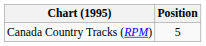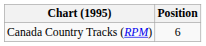(178, 32) 5 -> (178, 32) 6
